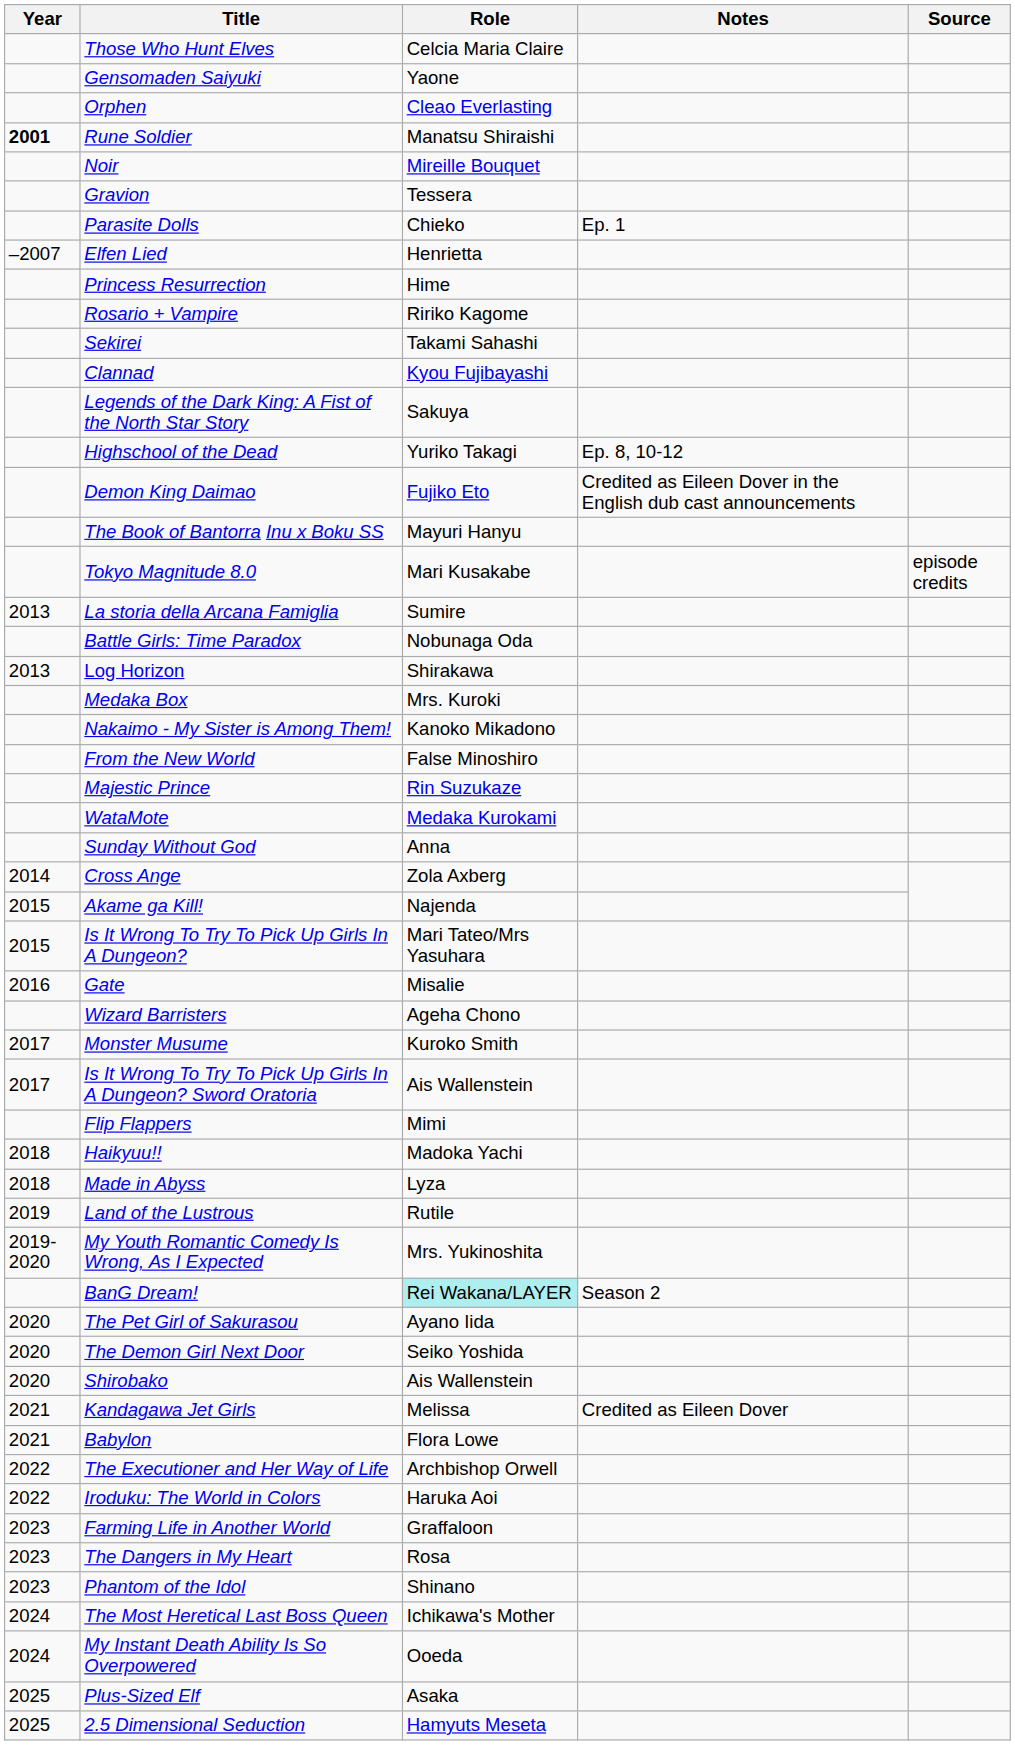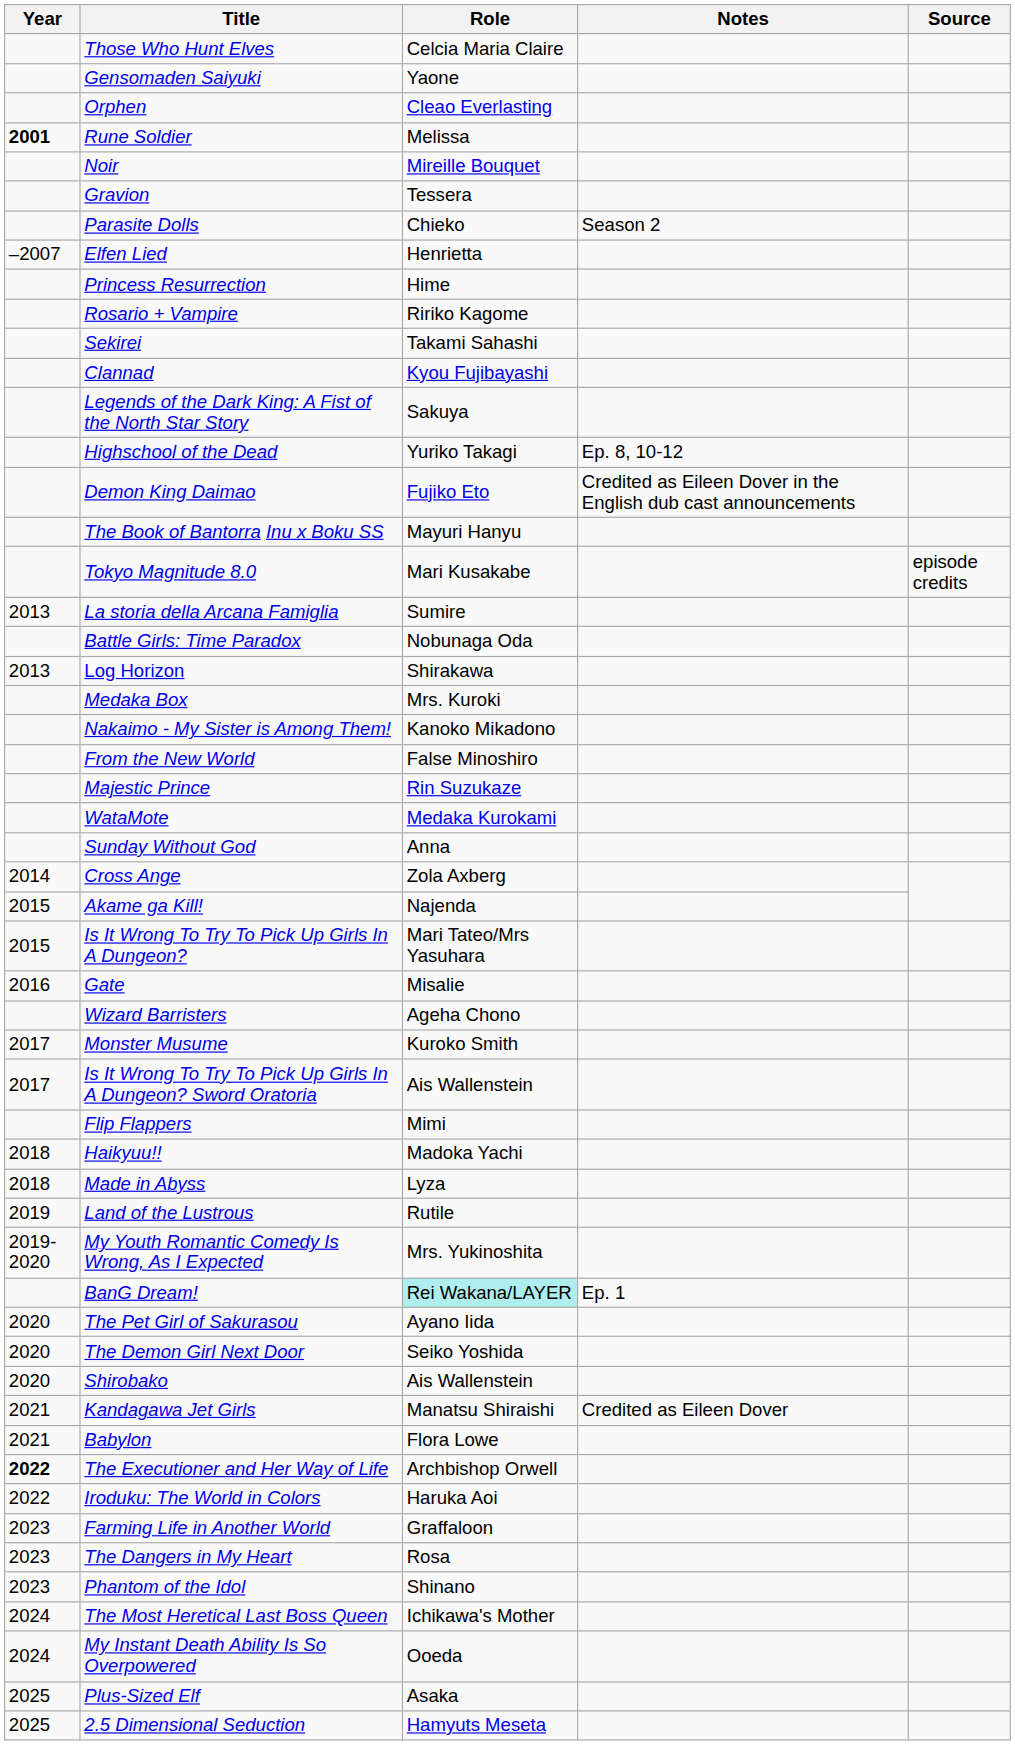(480, 136) Manatsu Shiraishi -> (438, 136) Melissa
(604, 225) Ep. 1 -> (621, 225) Season 2
(621, 1292) Season 2 -> (604, 1292) Ep. 1
(438, 1410) Melissa -> (480, 1410) Manatsu Shiraishi
(30, 1469) normal -> (30, 1469) bold
